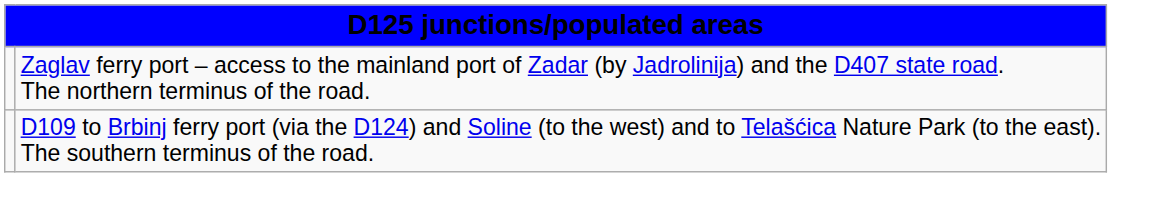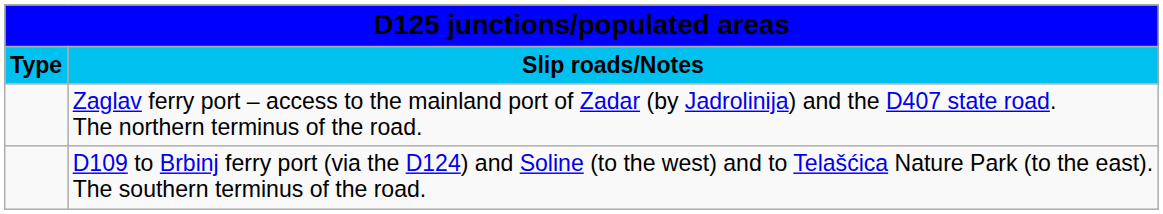+ row: (613, 65)
